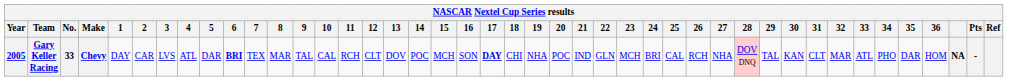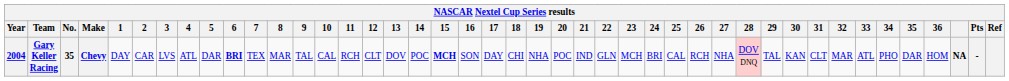(16, 56) 2005 -> (16, 56) 2004
(69, 56) 33 -> (69, 56) 35
(444, 56) normal -> (445, 56) bold
(492, 56) bold -> (494, 56) normal
